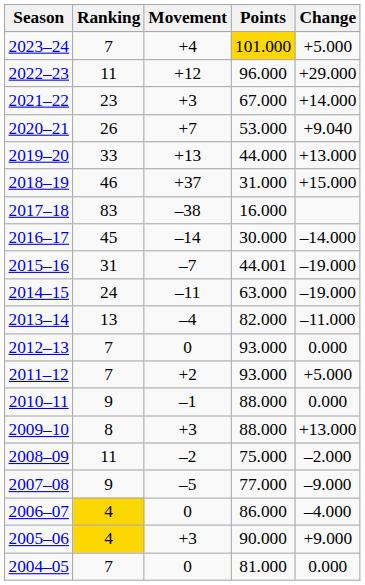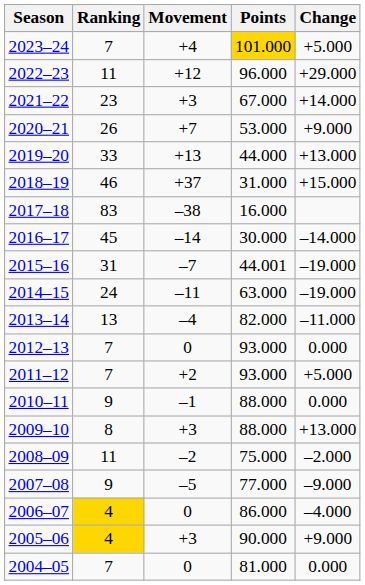(328, 127) +9.040 -> (328, 127) +9.000
